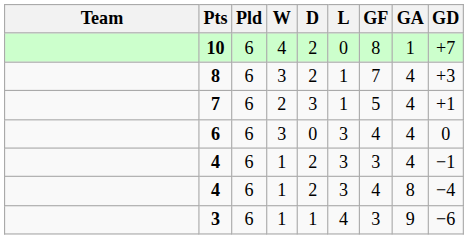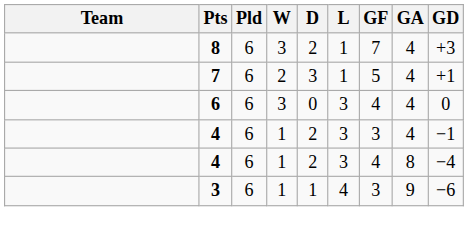- row: (216, 47)
